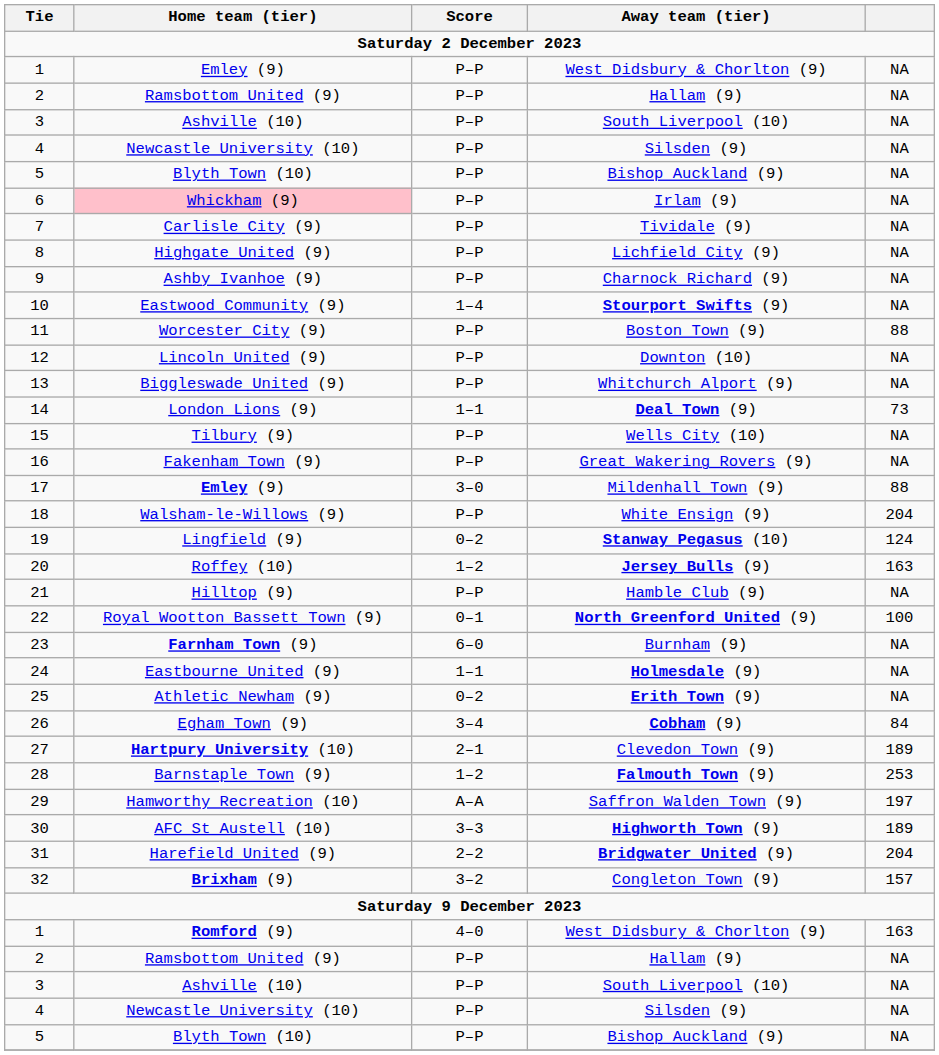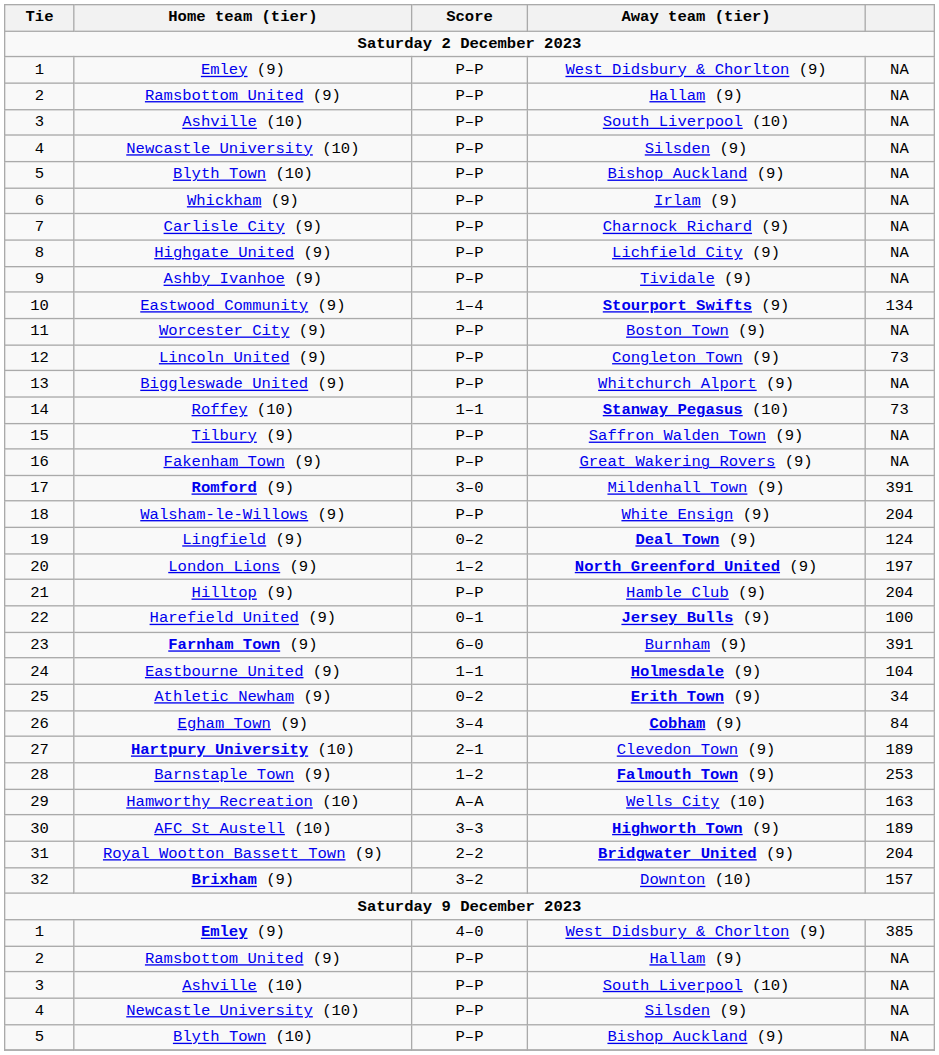(243, 200) pink background -> (243, 200) no background
(696, 227) Tividale (9) -> (696, 227) Charnock Richard (9)
(696, 279) Charnock Richard (9) -> (696, 279) Tividale (9)
(899, 305) NA -> (899, 305) 134
(899, 331) 88 -> (899, 331) NA
(696, 357) Downton (10) -> (696, 357) Congleton Town (9)
(899, 357) NA -> (899, 357) 73
(243, 410) London Lions (9) -> (243, 410) Roffey (10)
(696, 410) Deal Town (9) -> (696, 410) Stanway Pegasus (10)
(696, 436) Wells City (10) -> (696, 436) Saffron Walden Town (9)
(243, 488) Emley (9) -> (243, 488) Romford (9)
(899, 488) 88 -> (899, 488) 391
(696, 540) Stanway Pegasus (10) -> (696, 540) Deal Town (9)
(243, 566) Roffey (10) -> (243, 566) London Lions (9)
(696, 566) Jersey Bulls (9) -> (696, 566) North Greenford United (9)
(899, 566) 163 -> (899, 566) 197
(899, 593) NA -> (899, 593) 204
(243, 619) Royal Wootton Bassett Town (9) -> (243, 619) Harefield United (9)
(696, 619) North Greenford United (9) -> (696, 619) Jersey Bulls (9)
(899, 645) NA -> (899, 645) 391
(899, 671) NA -> (899, 671) 104
(899, 697) NA -> (899, 697) 34
(696, 802) Saffron Walden Town (9) -> (696, 802) Wells City (10)
(899, 802) 197 -> (899, 802) 163
(243, 854) Harefield United (9) -> (243, 854) Royal Wootton Bassett Town (9)
(696, 880) Congleton Town (9) -> (696, 880) Downton (10)
(243, 932) Romford (9) -> (243, 932) Emley (9)
(899, 932) 163 -> (899, 932) 385
